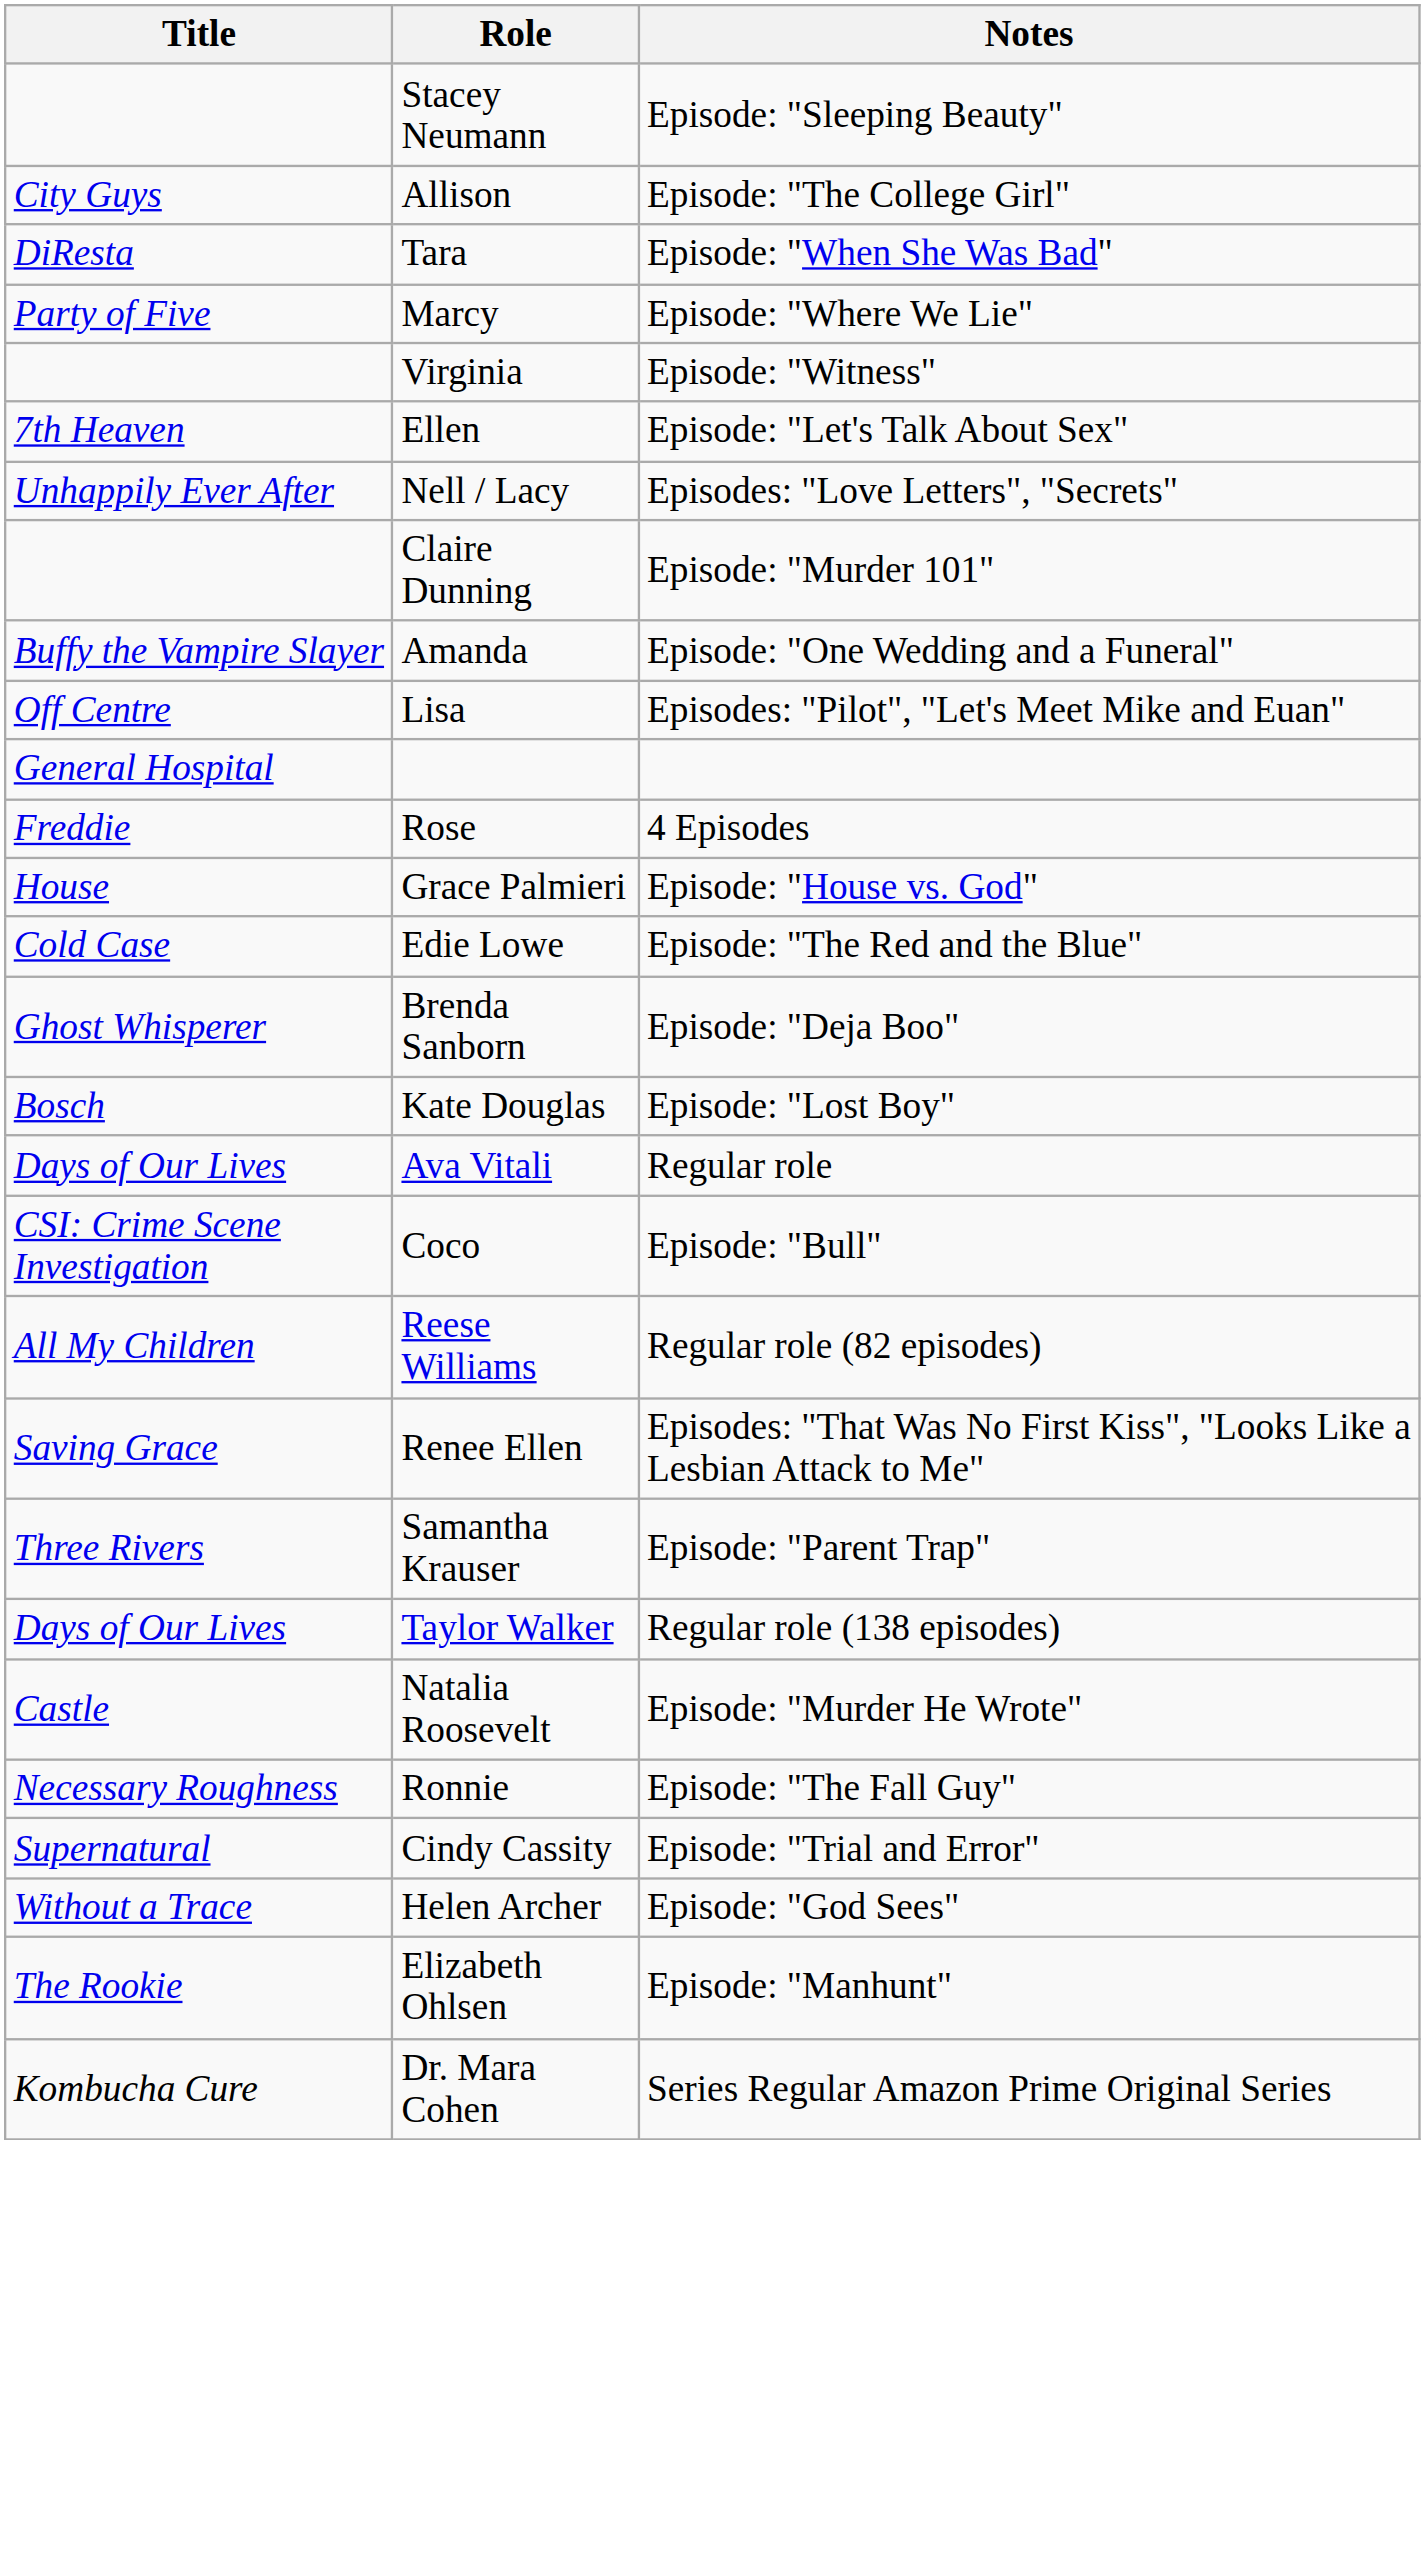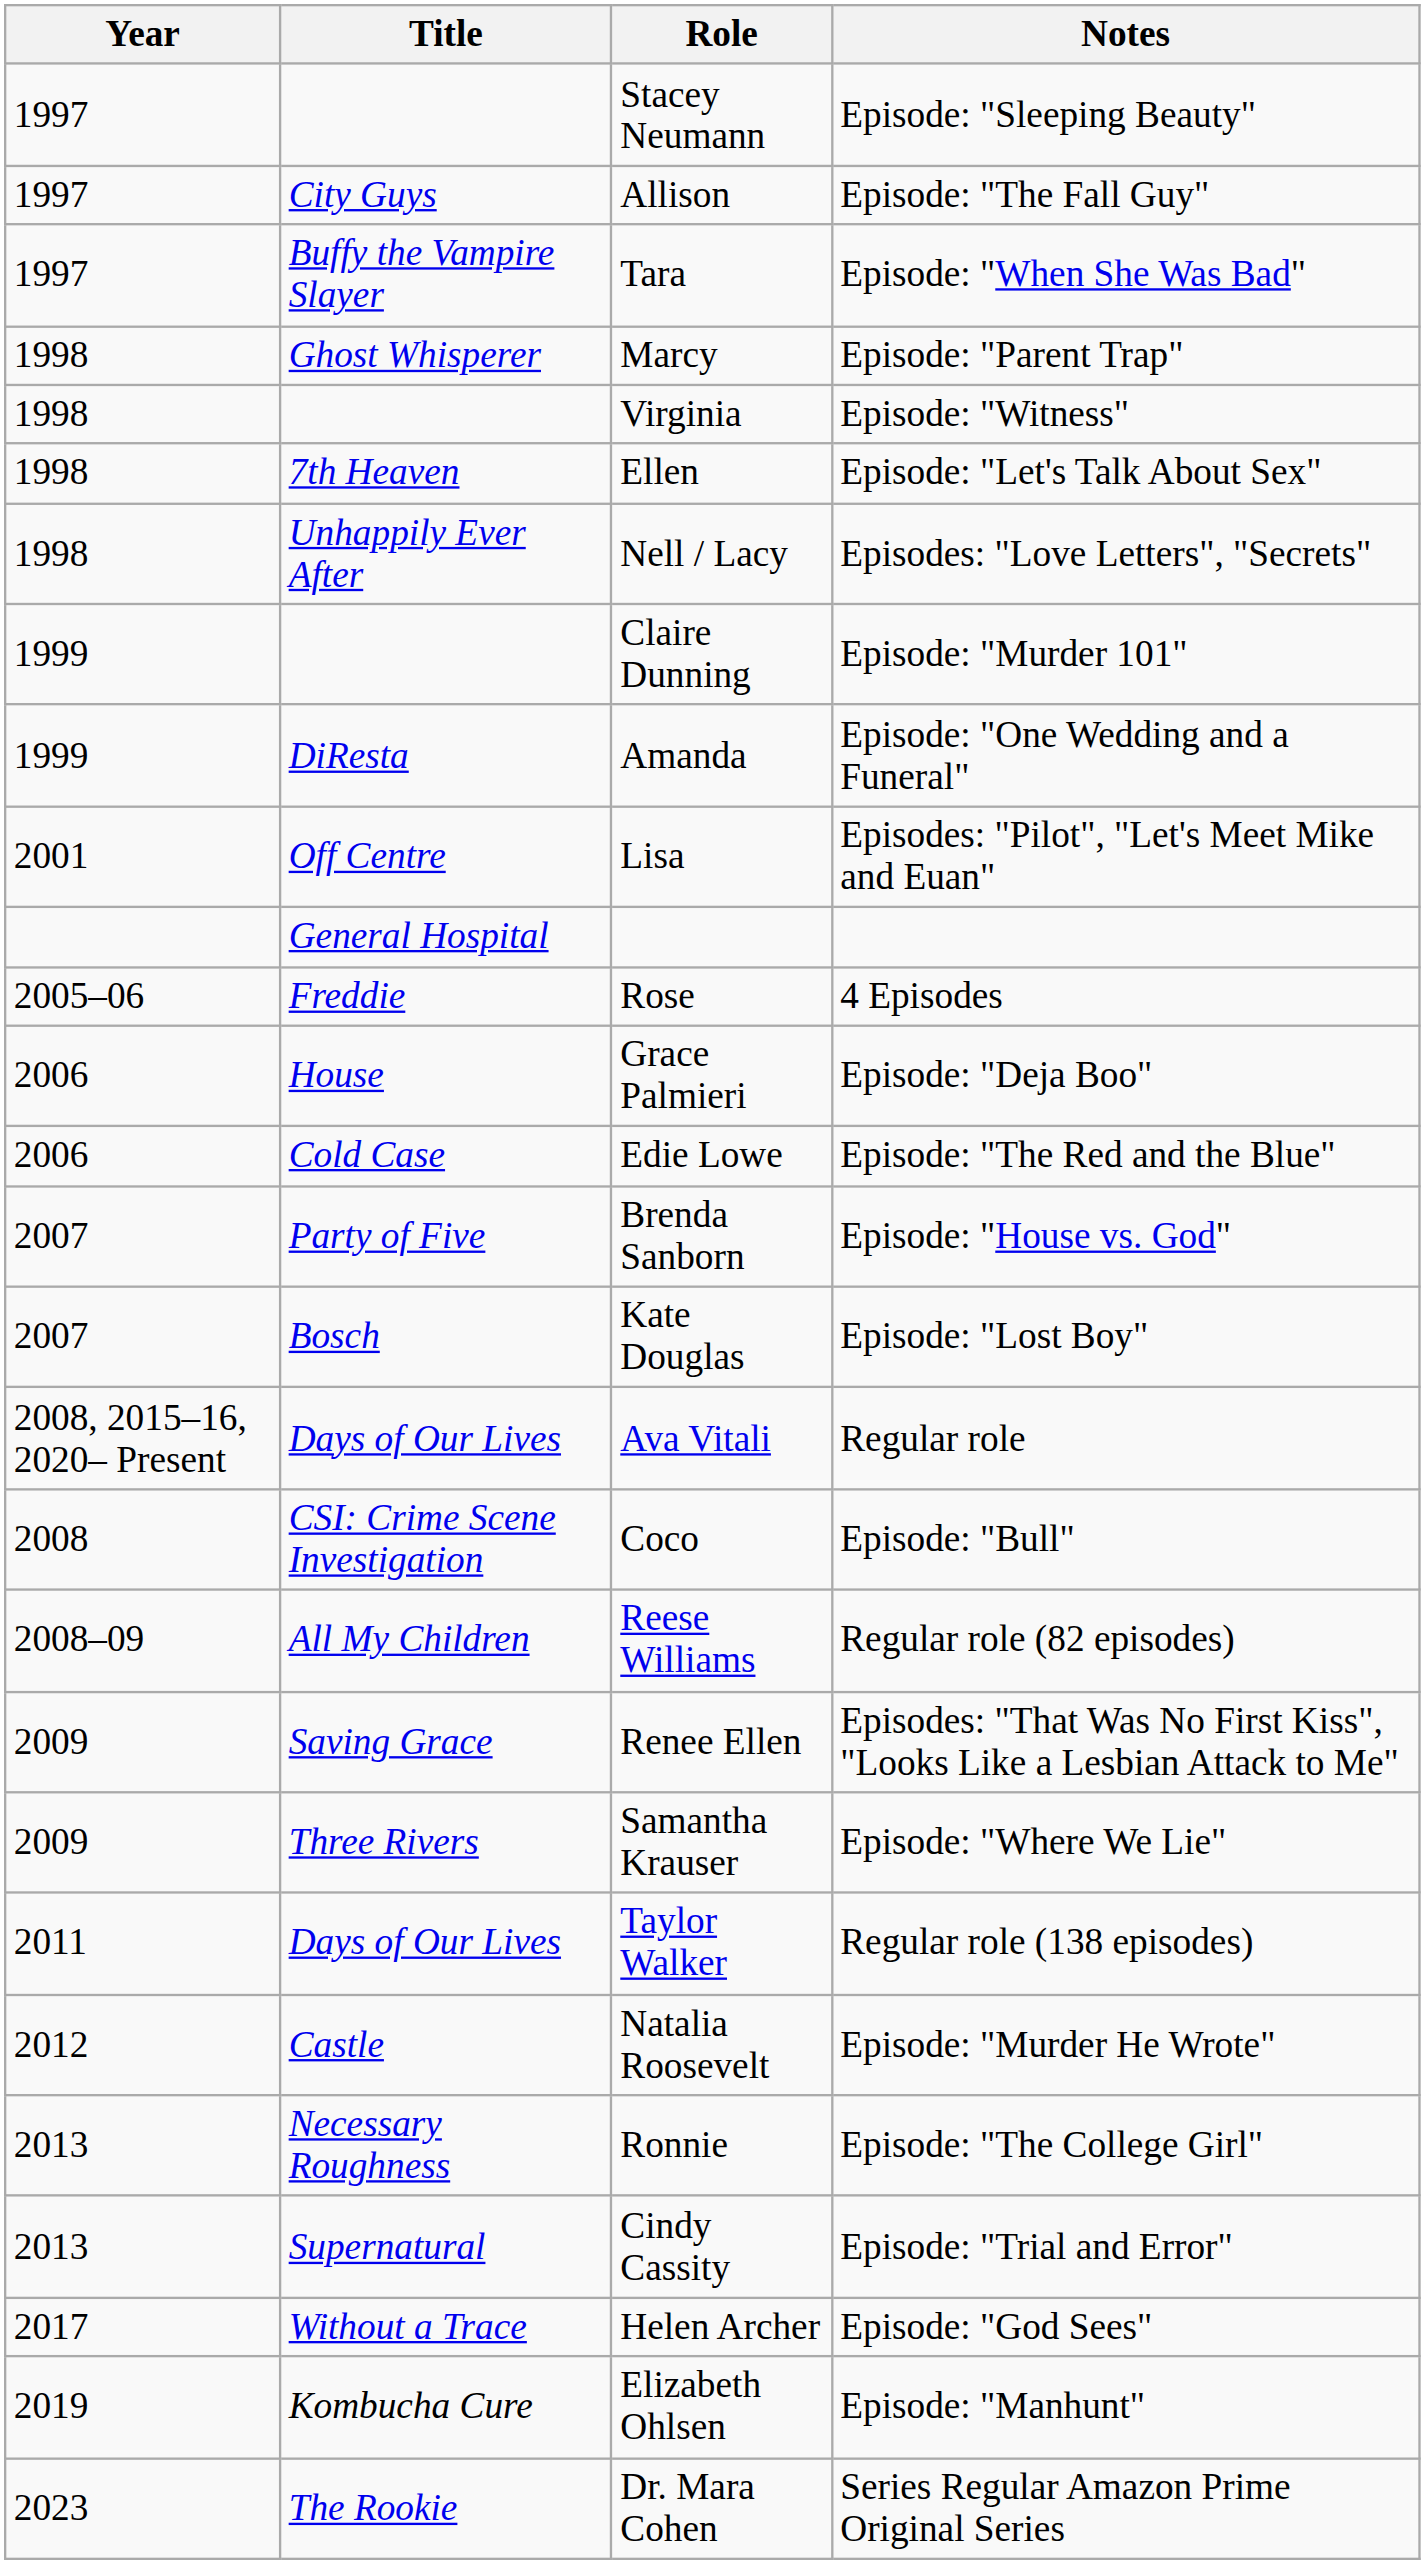+ column: (143, 34)
(858, 194) Episode: "The College Girl" -> (1025, 194) Episode: "The Fall Guy"
(74, 253) DiResta -> (422, 274) Buffy the Vampire Slayer
(112, 312) Party of Five -> (415, 354) Ghost Whisperer
(840, 312) Episode: "Where We Lie" -> (1012, 354) Episode: "Parent Trap"
(199, 650) Buffy the Vampire Slayer -> (349, 754) DiResta
(842, 886) Episode: "House vs. God" -> (996, 1075) Episode: "Deja Boo"
(140, 1025) Ghost Whisperer -> (387, 1235) Party of Five
(803, 1025) Episode: "Deja Boo" -> (1036, 1235) Episode: "House vs. God"
(819, 1548) Episode: "Parent Trap" -> (1033, 1841) Episode: "Where We Lie"
(832, 1788) Episode: "The Fall Guy" -> (1052, 2145) Episode: "The College Girl"
(98, 1986) The Rookie -> (411, 2406) Kombucha Cure
(136, 2087) Kombucha Cure -> (373, 2507) The Rookie
